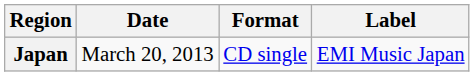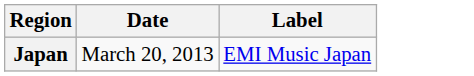- column: (265, 20)
